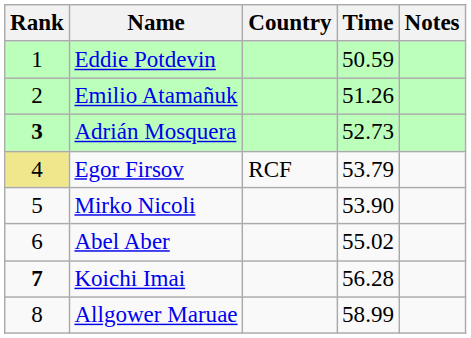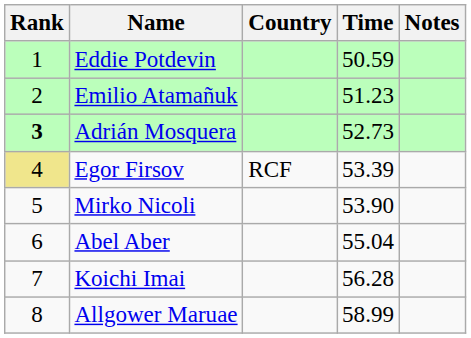(368, 95) 51.26 -> (368, 95) 51.23
(368, 168) 53.79 -> (368, 168) 53.39
(368, 242) 55.02 -> (368, 242) 55.04
(37, 278) bold -> (37, 278) normal
